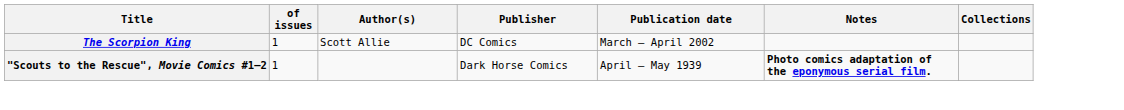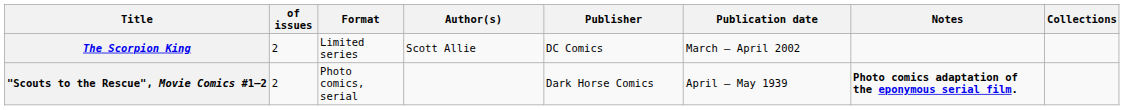+ column: (361, 19)
(275, 42) 1 -> (275, 48) 2
(275, 66) 1 -> (275, 84) 2
